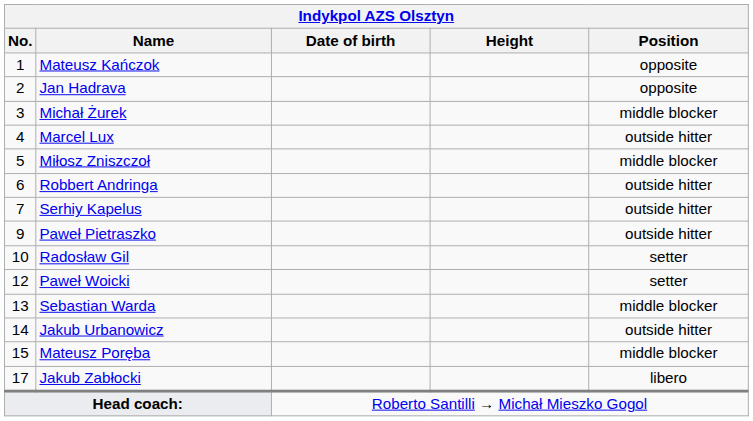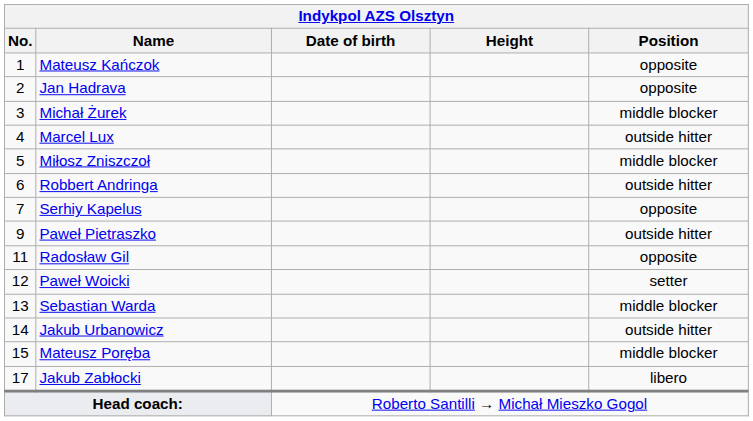(668, 209) outside hitter -> (668, 209) opposite
(20, 257) 10 -> (20, 257) 11
(668, 257) setter -> (668, 257) opposite
